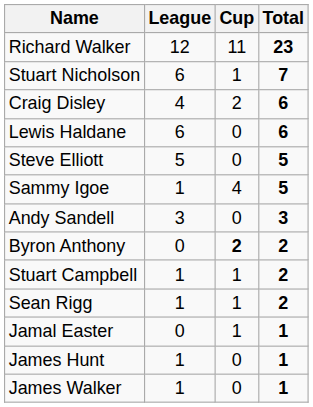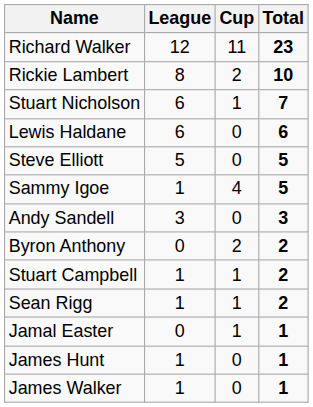+ row: (68, 75)
- row: (57, 103)
(237, 246) bold -> (237, 246) normal
